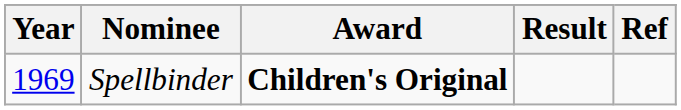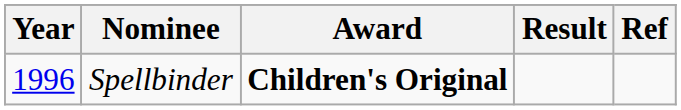(43, 78) 1969 -> (43, 78) 1996
